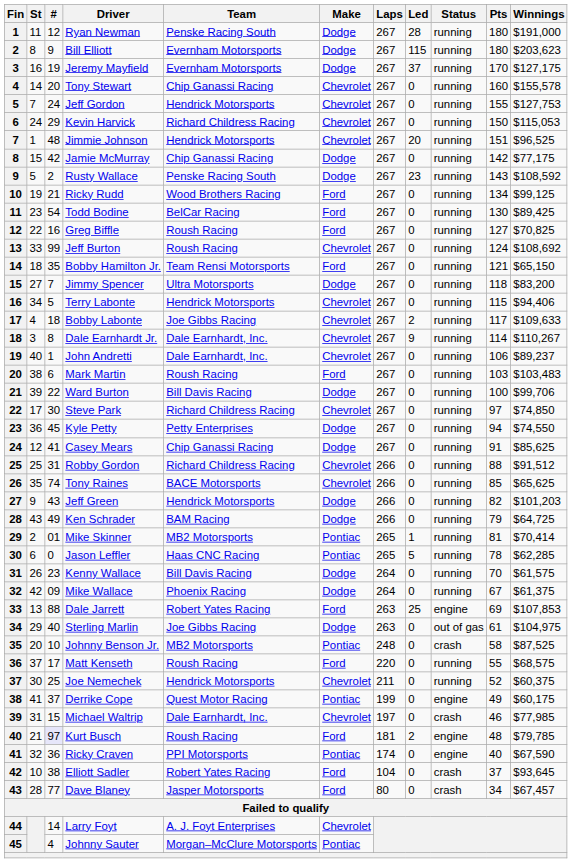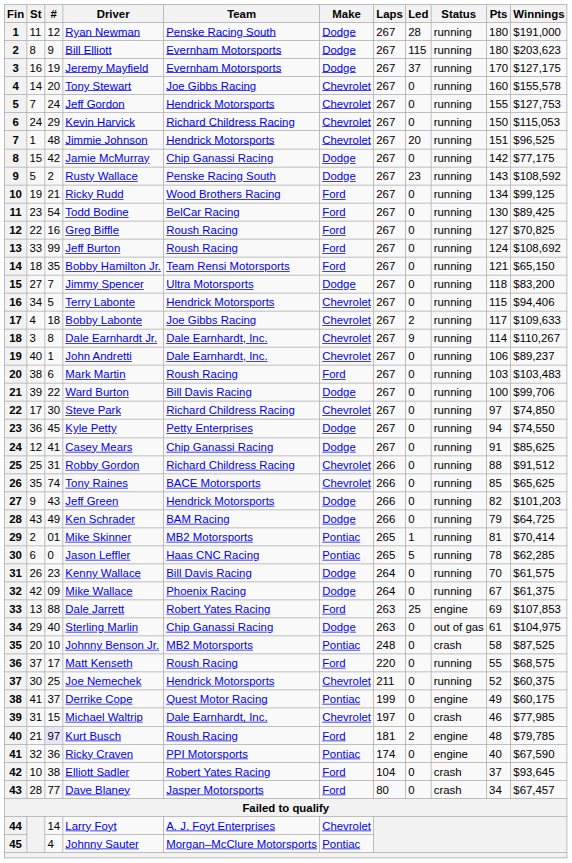(220, 86) Chip Ganassi Racing -> (211, 86) Joe Gibbs Racing
(347, 248) Chevrolet -> (334, 248) Ford
(211, 627) Joe Gibbs Racing -> (220, 627) Chip Ganassi Racing
